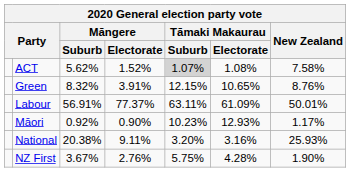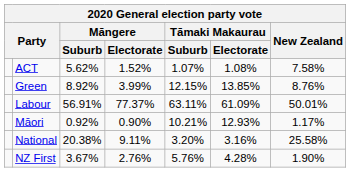(188, 68) lightgrey background -> (188, 68) no background
(82, 86) 8.32% -> (82, 86) 8.92%
(135, 86) 3.91% -> (135, 86) 3.99%
(241, 86) 10.65% -> (241, 86) 13.85%
(188, 122) 10.23% -> (188, 122) 10.21%
(308, 140) 25.93% -> (308, 140) 25.58%
(188, 158) 5.75% -> (188, 158) 5.76%
